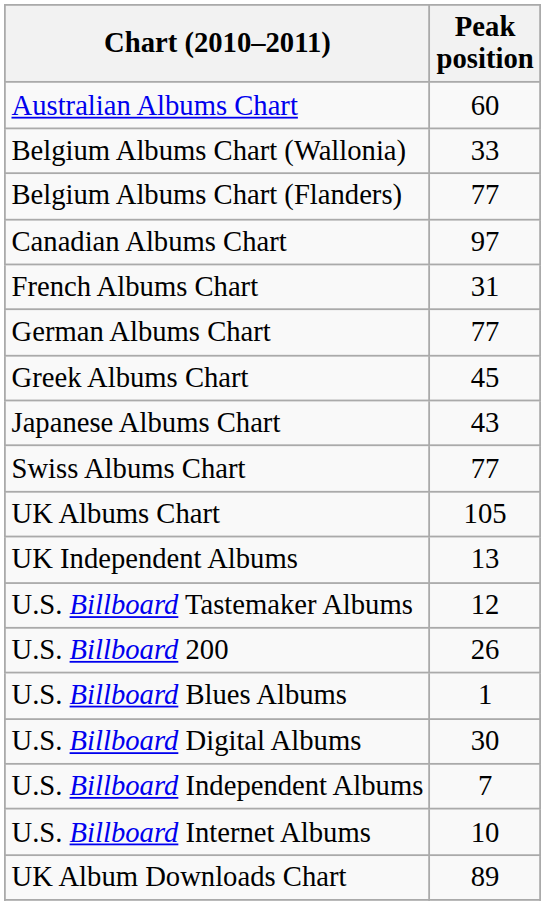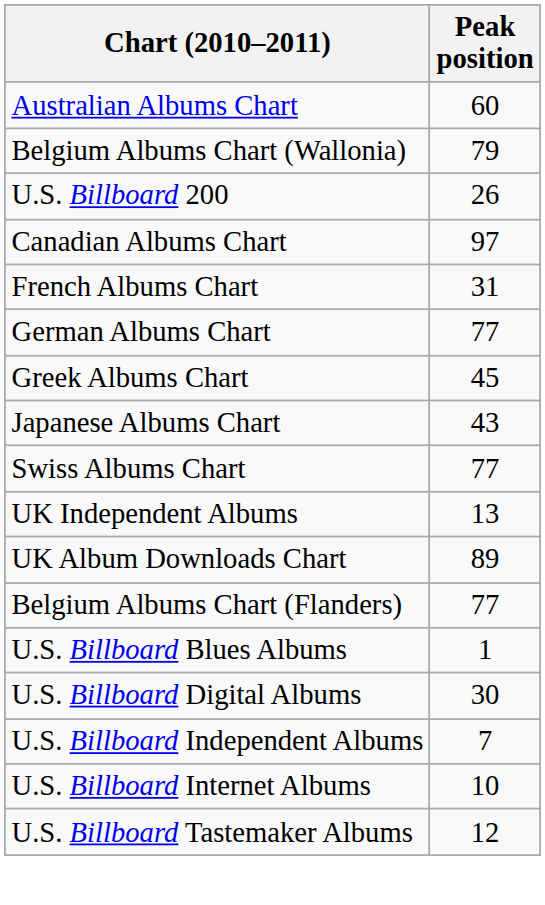(485, 150) 33 -> (485, 150) 79
rows swapped: (207, 195) <-> (120, 649)
- row: (116, 513)
rows swapped: (179, 877) <-> (212, 604)
